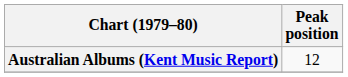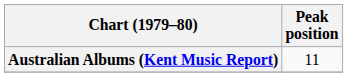(312, 59) 12 -> (312, 59) 11
